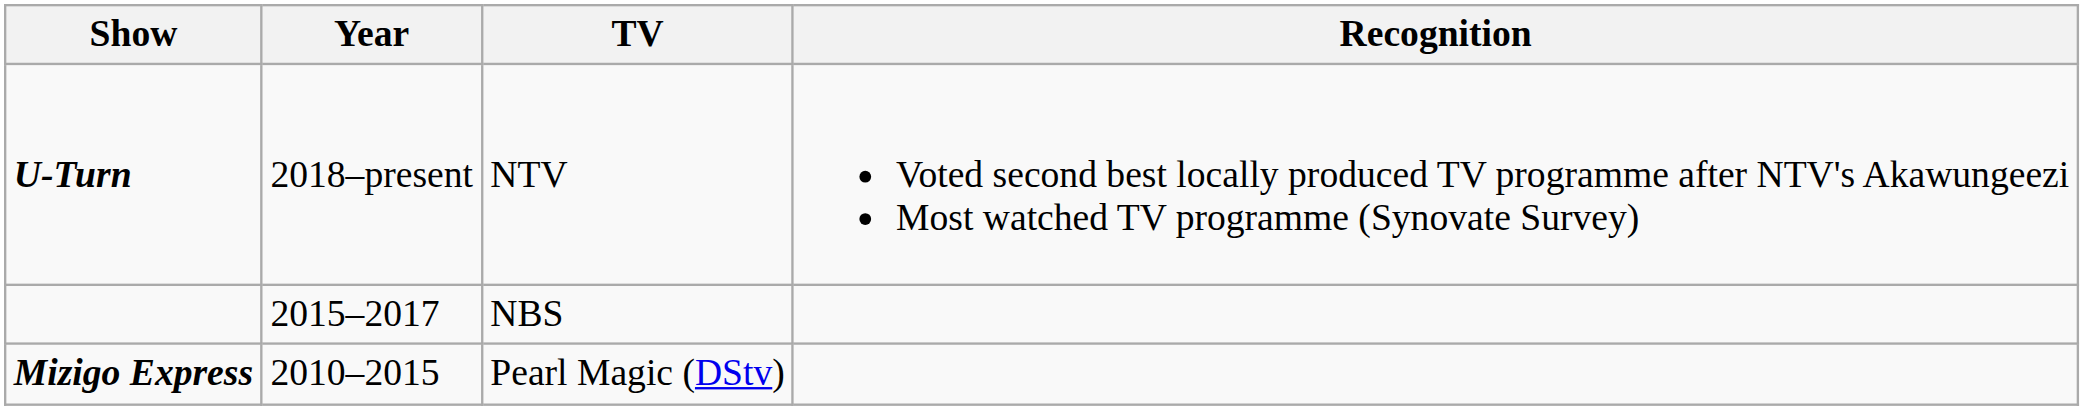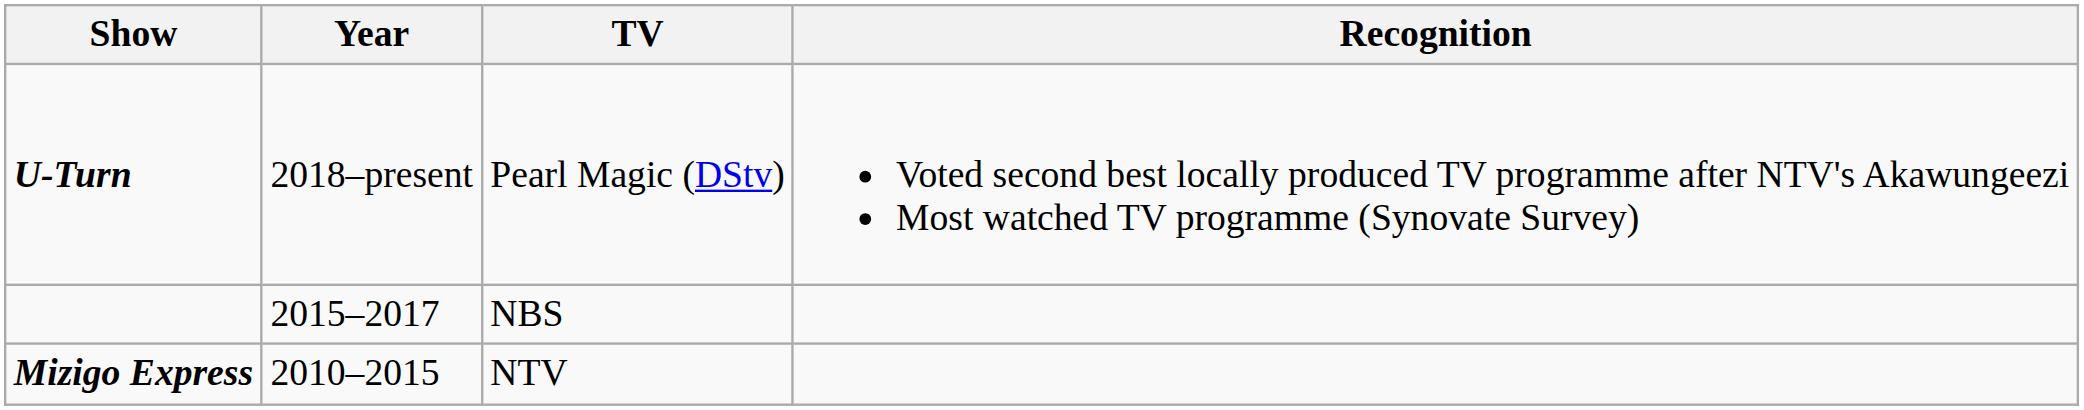(529, 173) NTV -> (638, 173) Pearl Magic (DStv)
(638, 373) Pearl Magic (DStv) -> (529, 373) NTV
